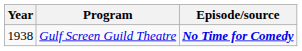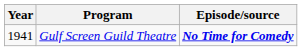(20, 35) 1938 -> (20, 35) 1941
